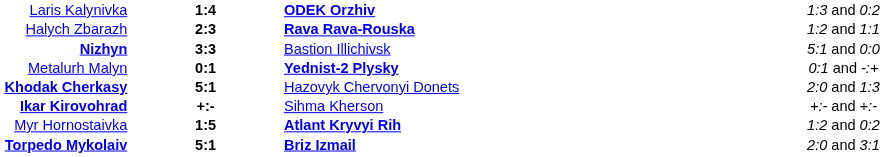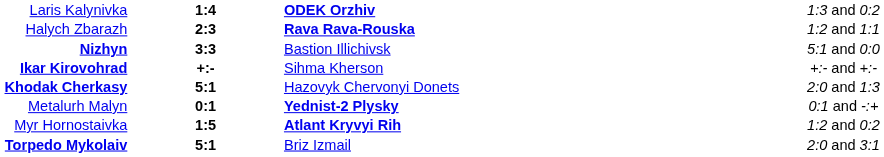rows swapped: (78, 68) <-> (74, 106)
(320, 144) bold -> (317, 144) normal
